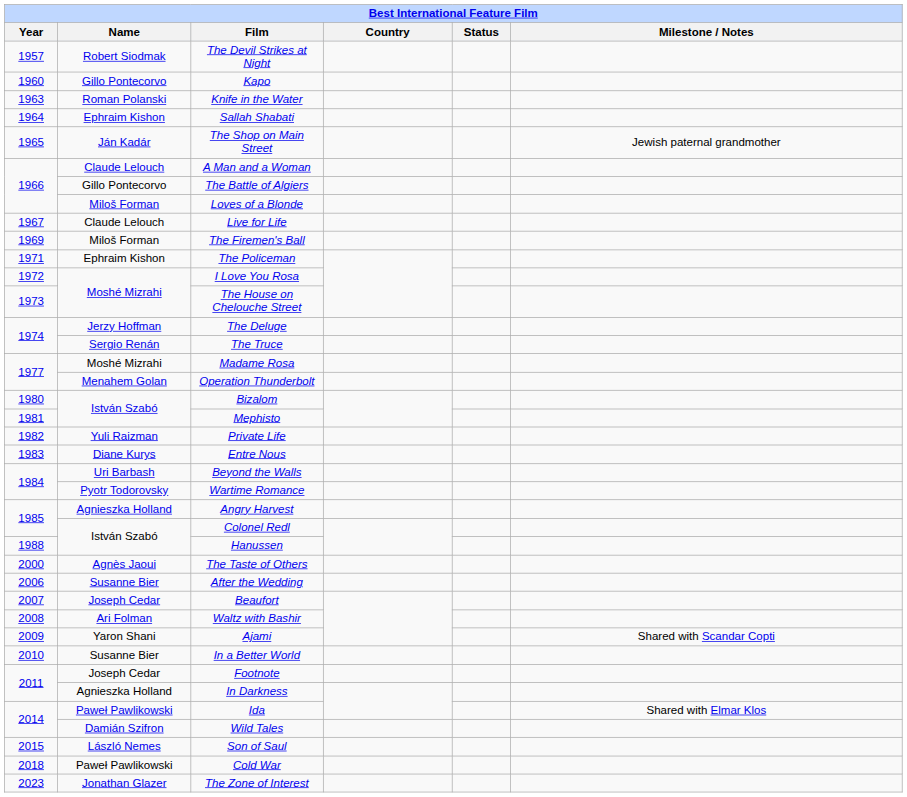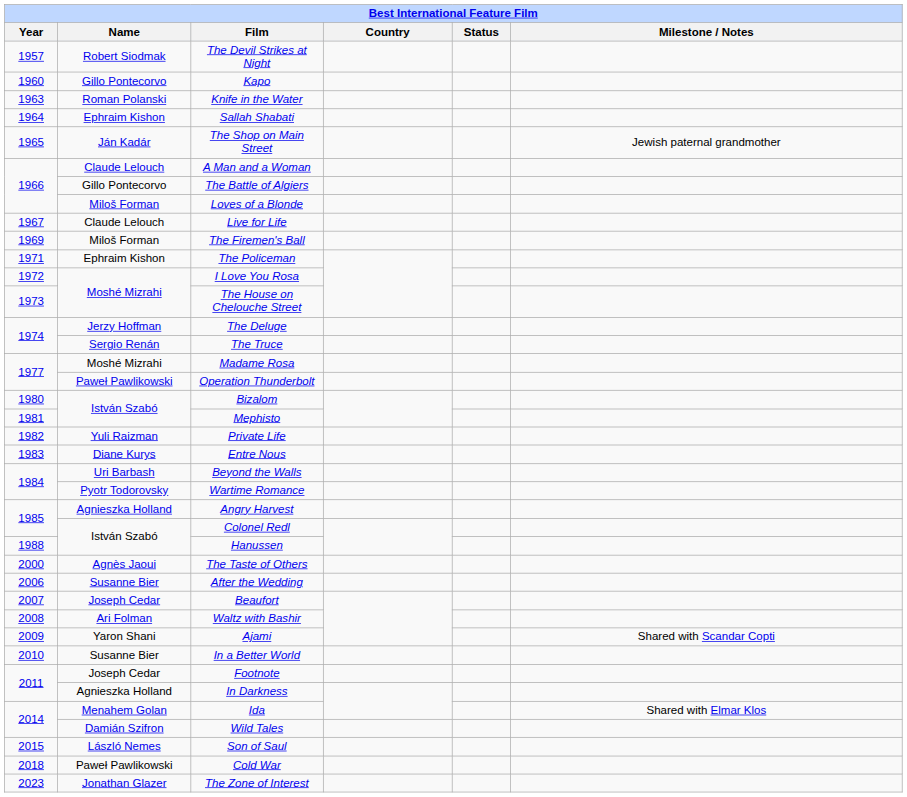(124, 381) Menahem Golan -> (124, 381) Paweł Pawlikowski
(124, 710) Paweł Pawlikowski -> (124, 710) Menahem Golan
